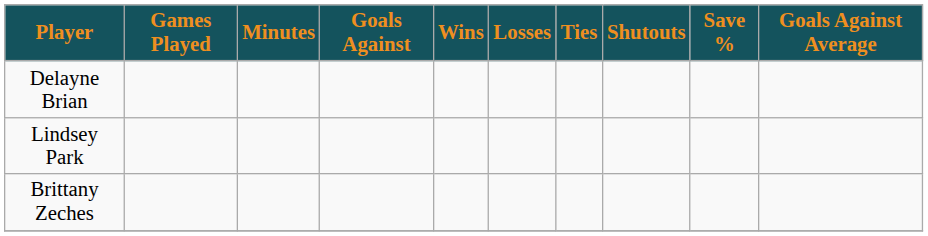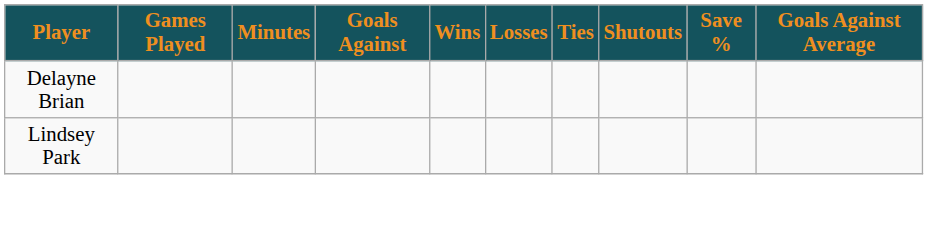- row: (64, 201)
